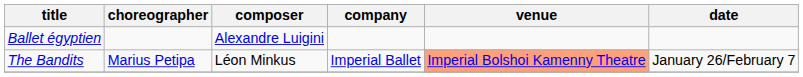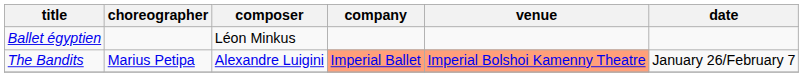(269, 38) Alexandre Luigini -> (255, 38) Léon Minkus
(255, 60) Léon Minkus -> (269, 60) Alexandre Luigini
(376, 60) no background -> (376, 60) lightsalmon background
